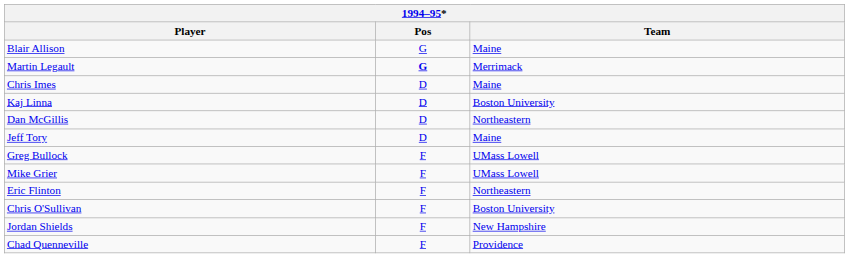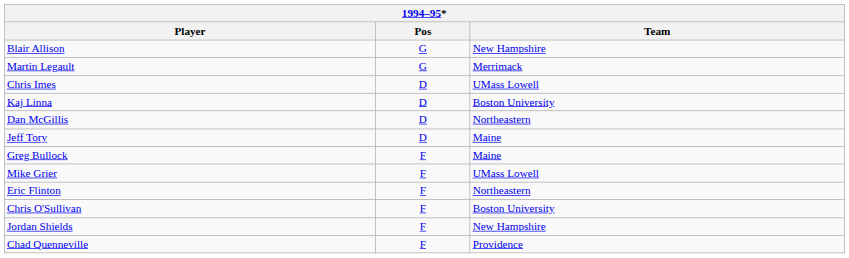(487, 48) Maine -> (509, 48) New Hampshire
(423, 66) bold -> (423, 66) normal
(487, 84) Maine -> (506, 84) UMass Lowell
(506, 155) UMass Lowell -> (487, 155) Maine
